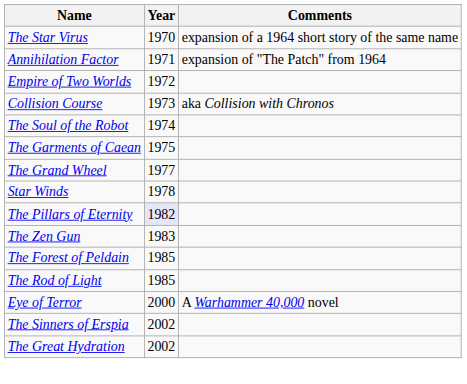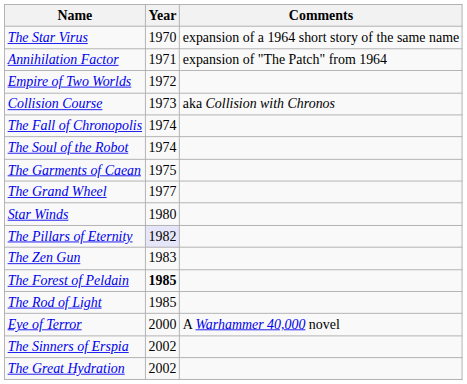+ row: (75, 125)
(161, 192) 1978 -> (162, 214) 1980
(161, 258) normal -> (162, 280) bold
